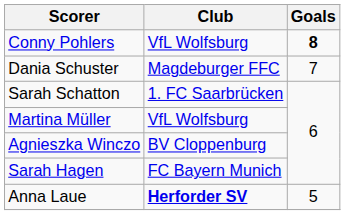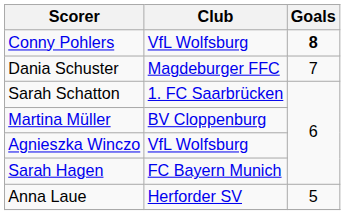(198, 119) VfL Wolfsburg -> (207, 119) BV Cloppenburg
(207, 145) BV Cloppenburg -> (198, 145) VfL Wolfsburg
(198, 196) bold -> (195, 196) normal
